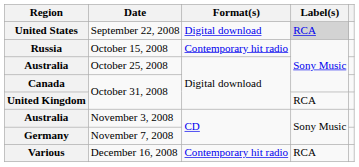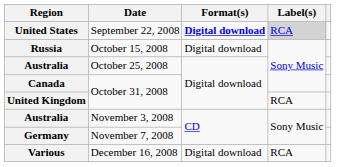(223, 30) normal -> (225, 30) bold
(236, 48) Contemporary hit radio -> (223, 48) Digital download
(236, 153) Contemporary hit radio -> (223, 153) Digital download
